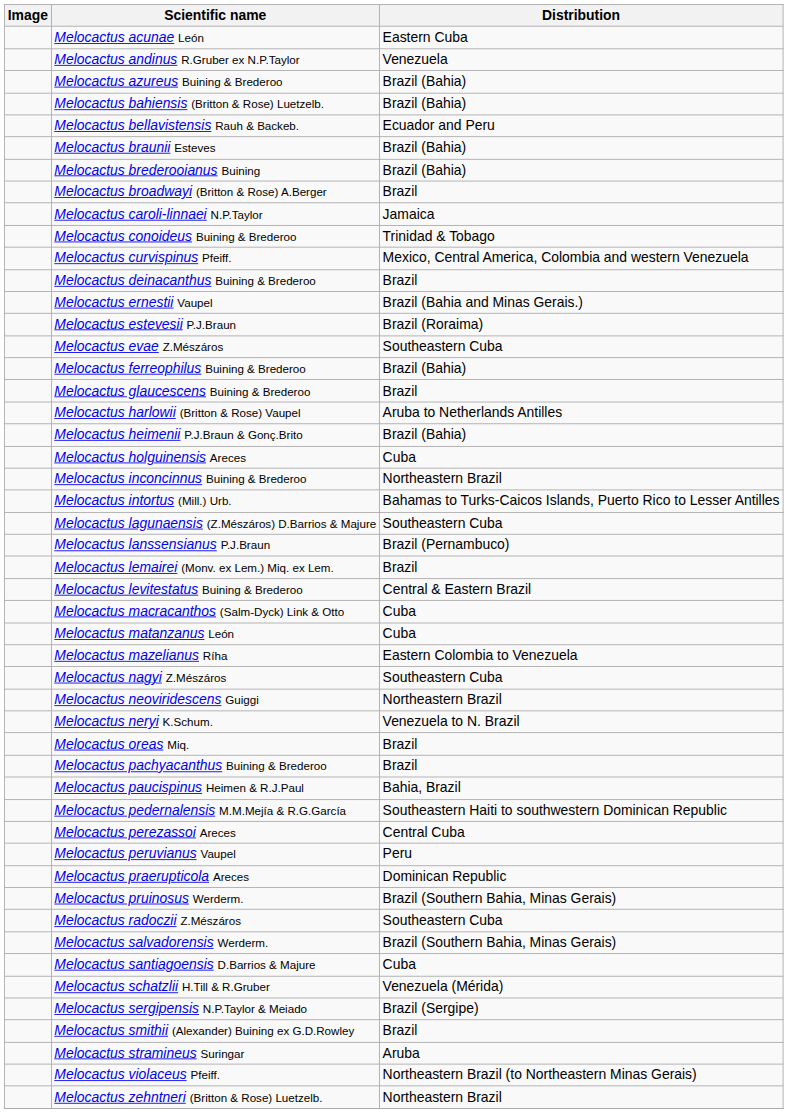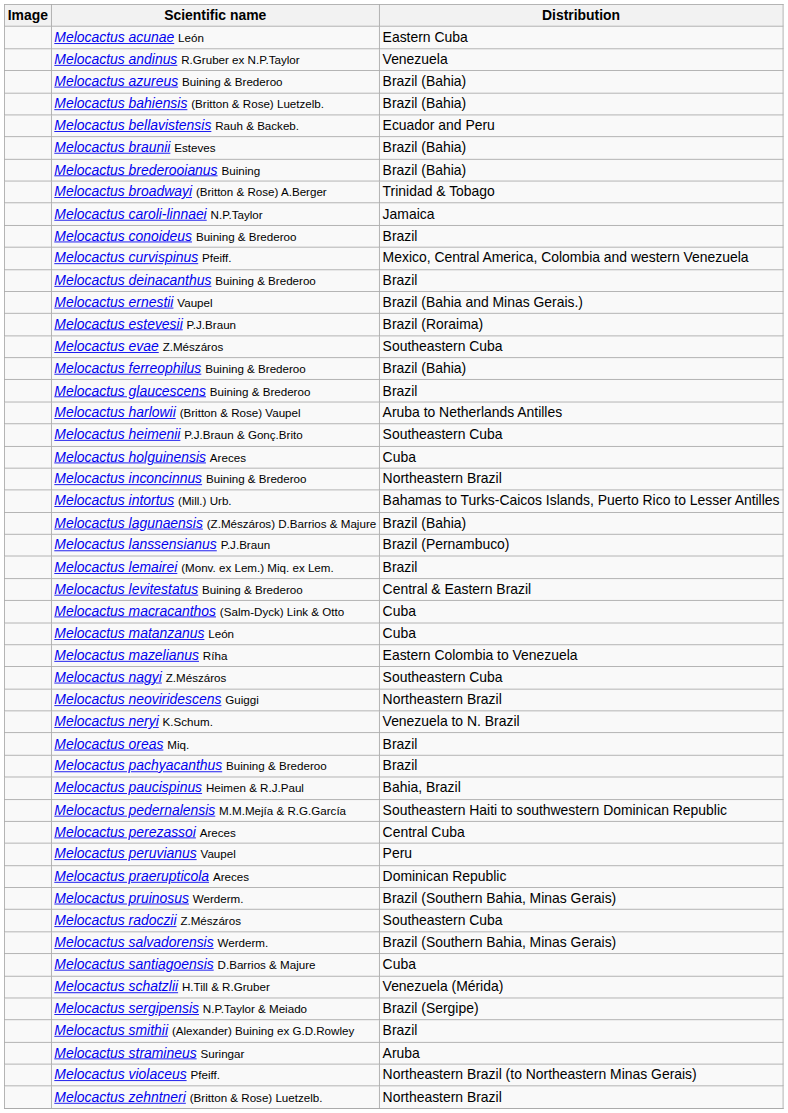(400, 192) Brazil -> (439, 192) Trinidad & Tobago
(439, 236) Trinidad & Tobago -> (400, 236) Brazil
(424, 434) Brazil (Bahia) -> (443, 434) Southeastern Cuba
(443, 523) Southeastern Cuba -> (424, 523) Brazil (Bahia)
